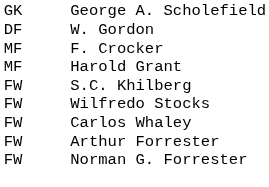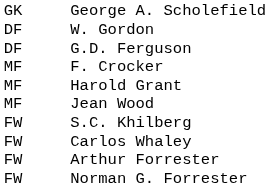+ row: (131, 49)
+ row: (112, 104)
- row: (140, 104)
